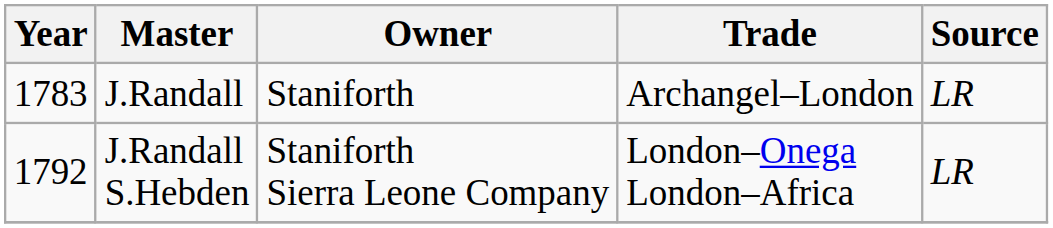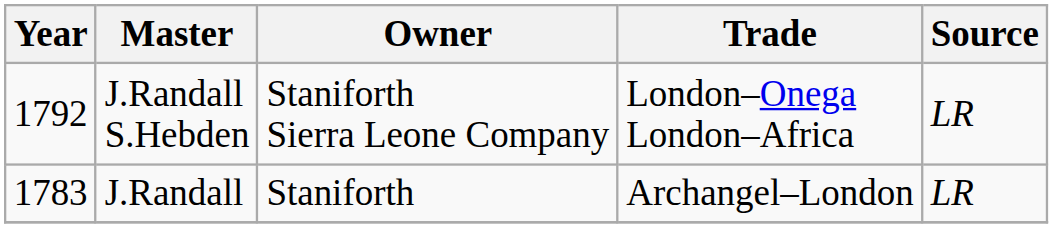rows swapped: (174, 92) <-> (177, 171)
